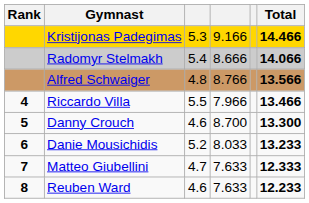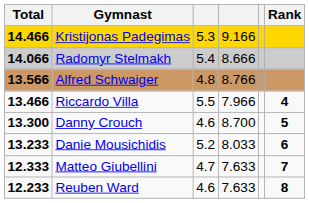columns swapped: (24, 15) <-> (280, 15)
